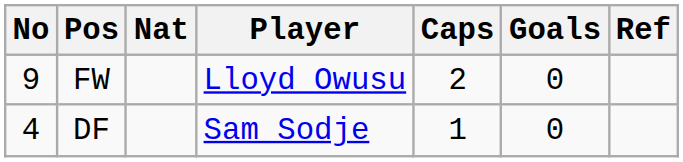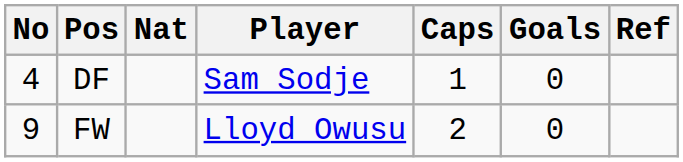rows swapped: (92, 130) <-> (92, 80)
